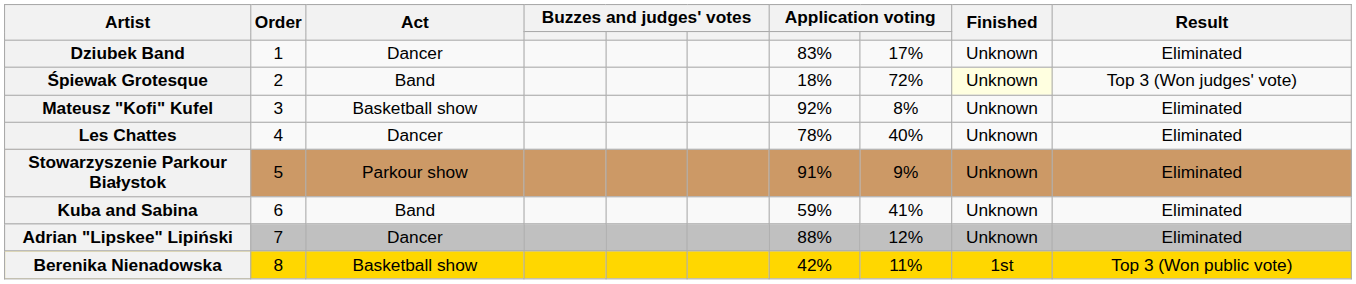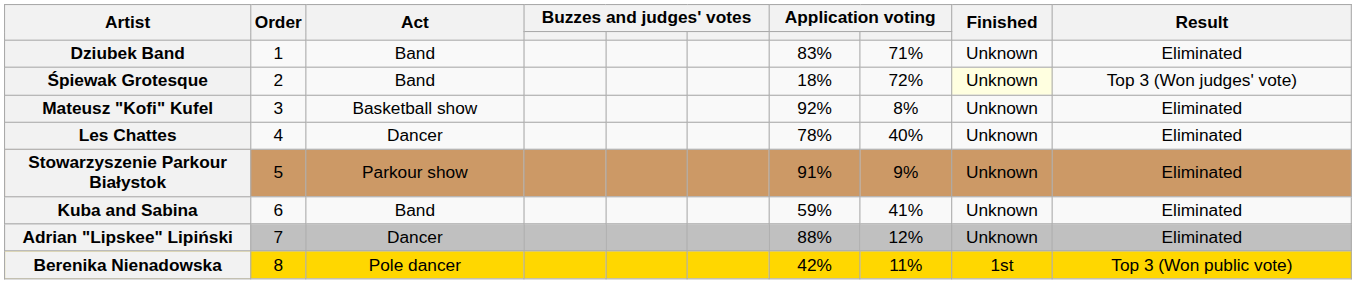(415, 53) Dancer -> (415, 53) Band
(906, 53) 17% -> (906, 53) 71%
(415, 264) Basketball show -> (415, 264) Pole dancer
